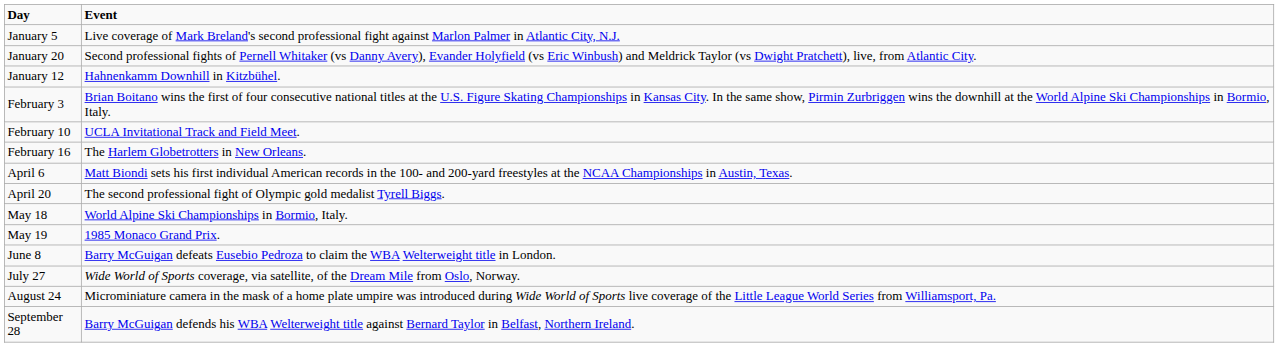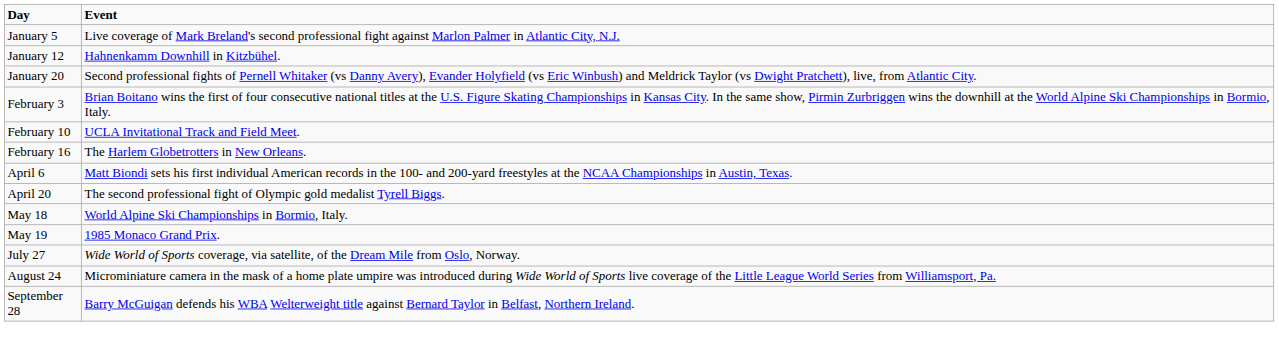rows swapped: (36, 76) <-> (36, 55)
- row: (24, 255)
